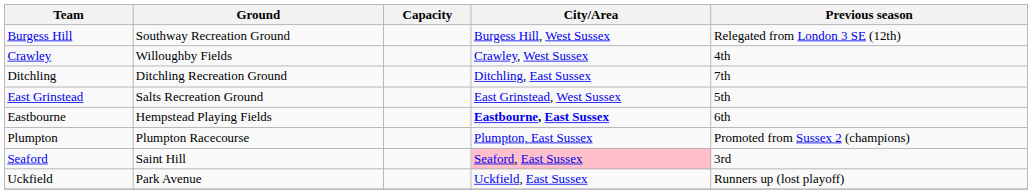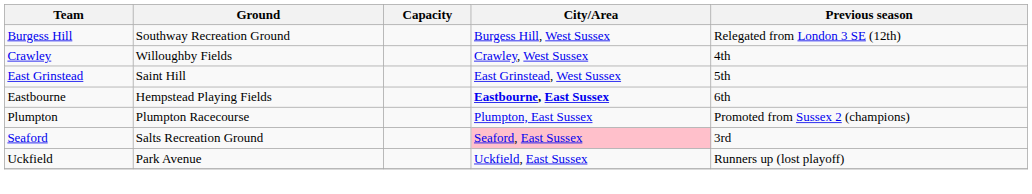- row: (32, 76)
(200, 96) Salts Recreation Ground -> (161, 76) Saint Hill
(161, 158) Saint Hill -> (200, 138) Salts Recreation Ground
